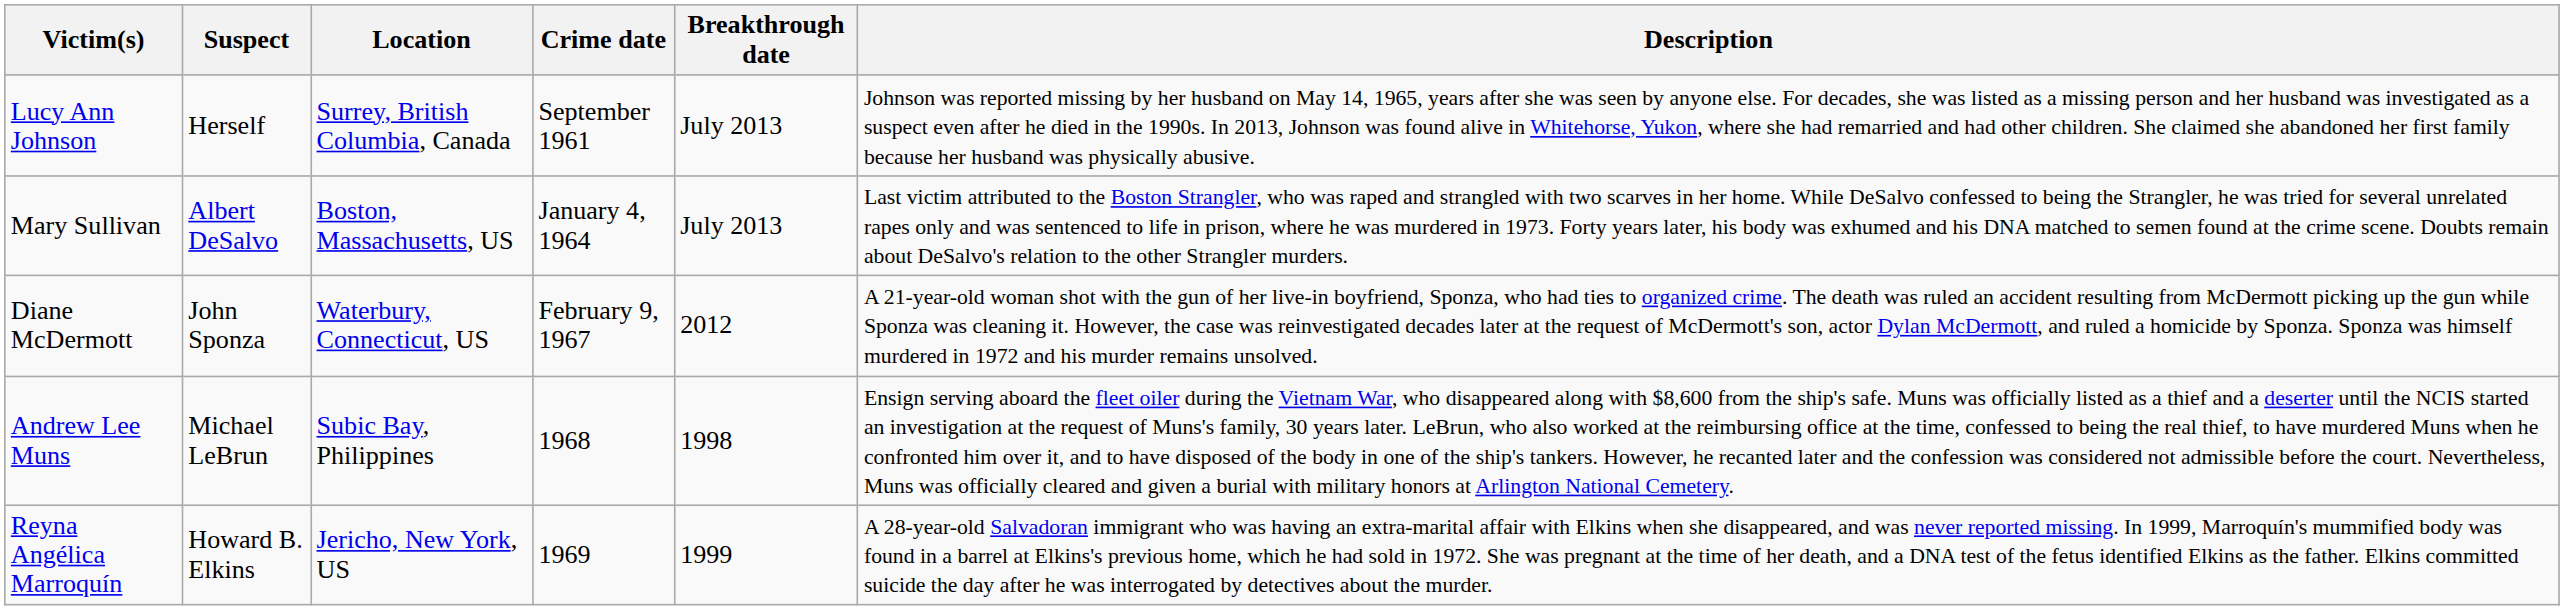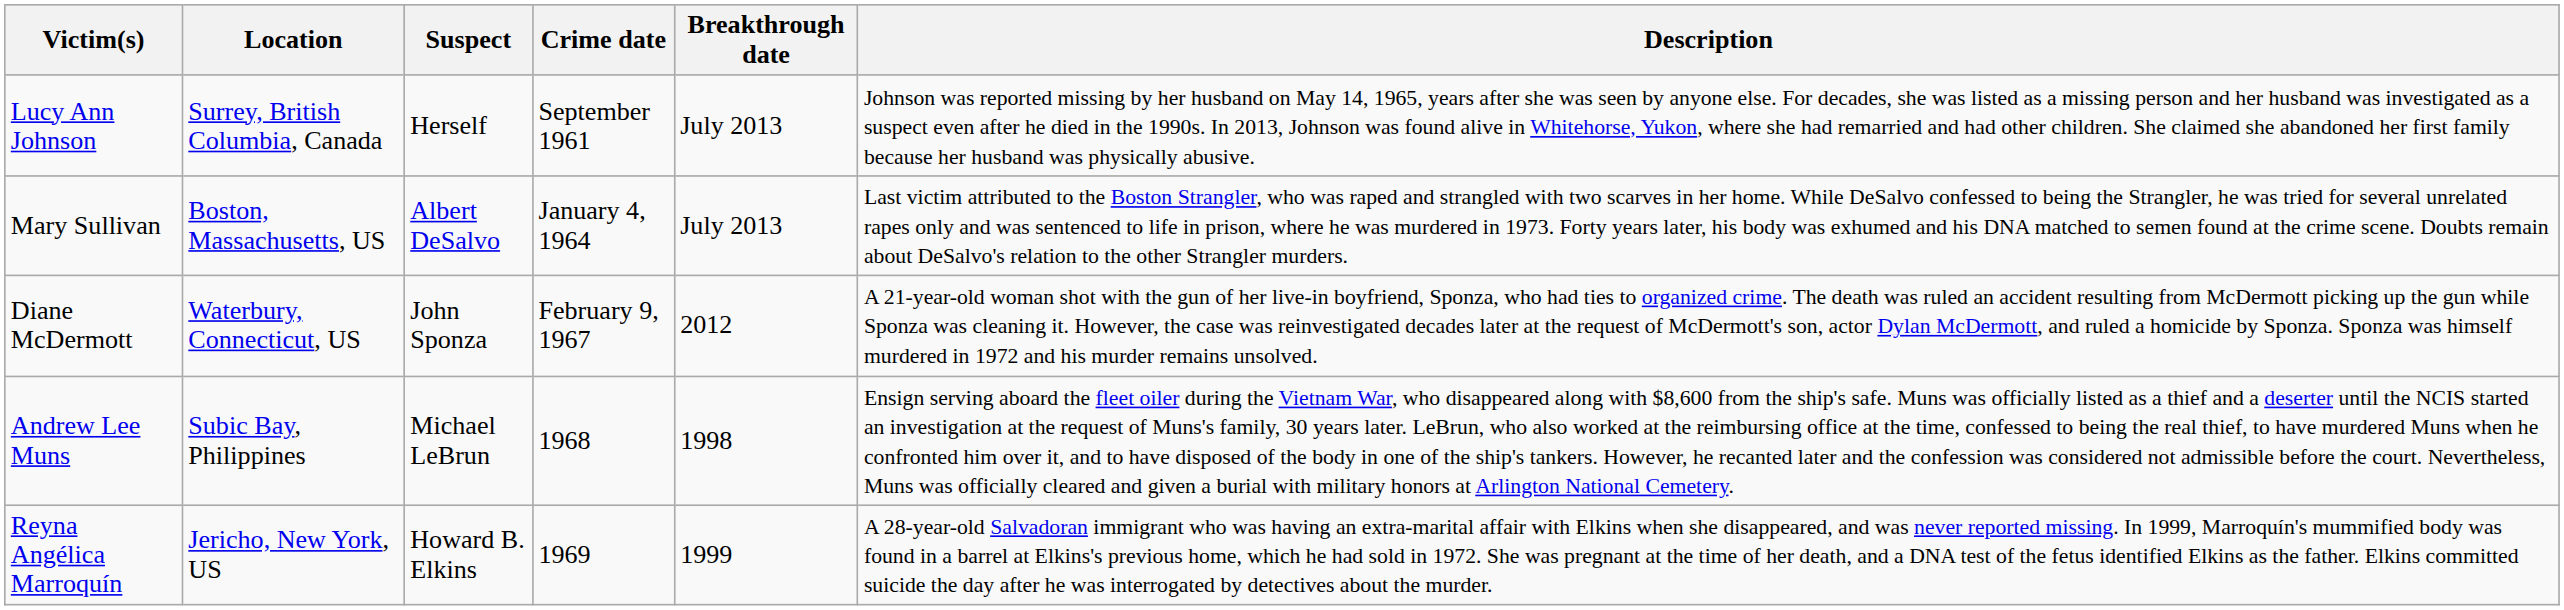columns swapped: (246, 39) <-> (421, 39)
